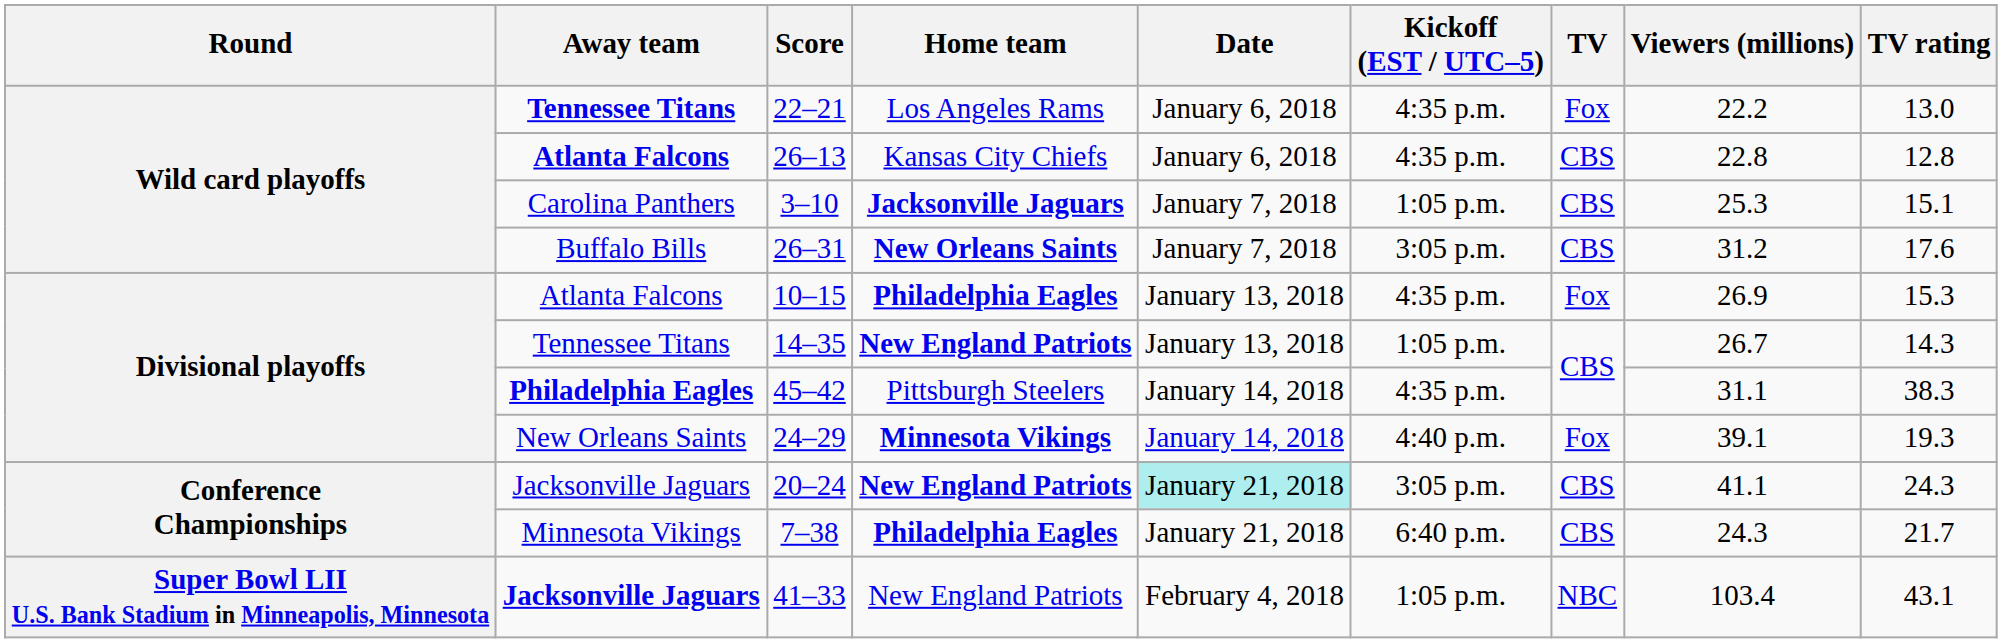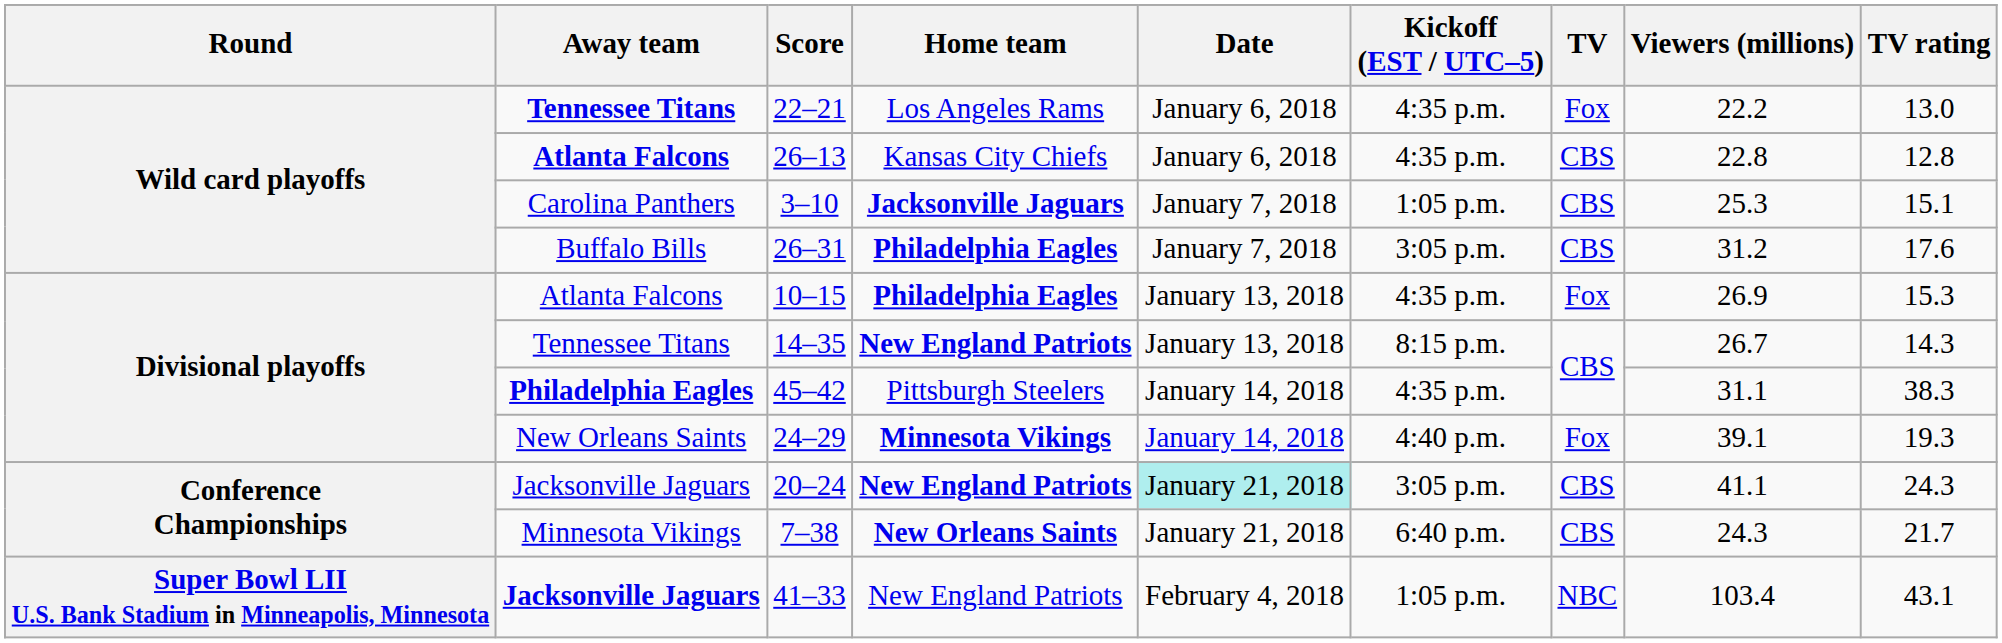(995, 249) New Orleans Saints -> (995, 249) Philadelphia Eagles
(1451, 343) 1:05 p.m. -> (1451, 343) 8:15 p.m.
(995, 531) Philadelphia Eagles -> (995, 531) New Orleans Saints
